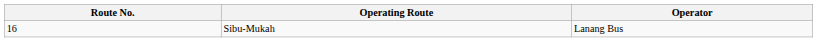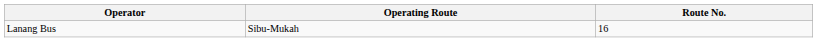columns swapped: (113, 12) <-> (692, 12)
